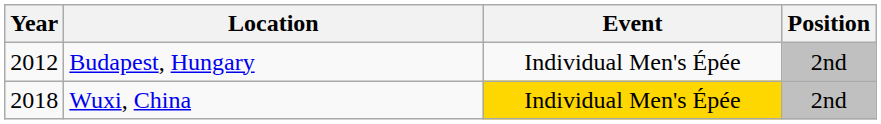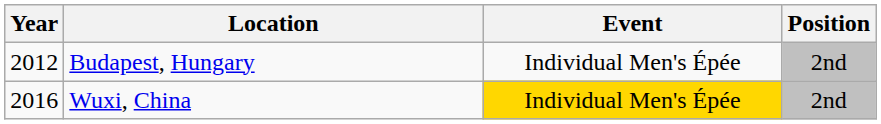(34, 99) 2018 -> (34, 99) 2016
